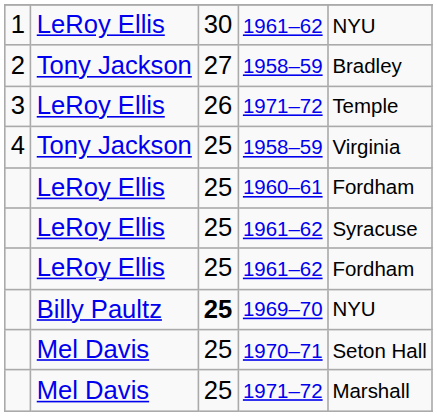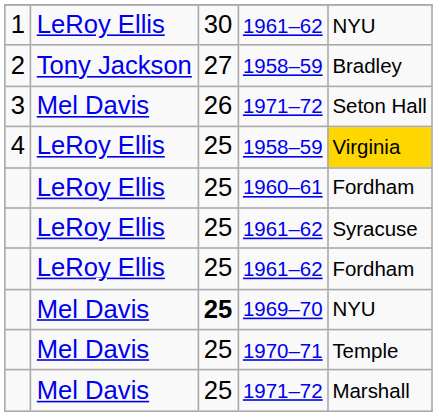(101, 106) LeRoy Ellis -> (93, 106) Mel Davis
(365, 106) Temple -> (380, 106) Seton Hall
(114, 146) Tony Jackson -> (101, 146) LeRoy Ellis
(366, 147) no background -> (366, 147) gold background
(99, 308) Billy Paultz -> (93, 308) Mel Davis
(380, 350) Seton Hall -> (365, 350) Temple
